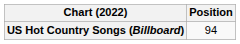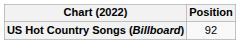(211, 30) 94 -> (211, 30) 92
